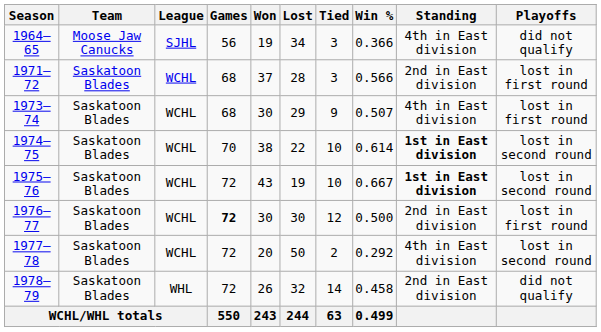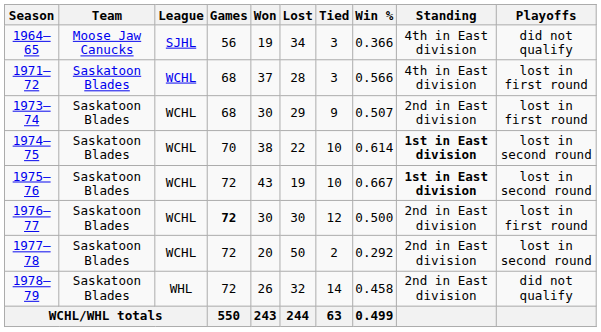(446, 78) 2nd in East division -> (446, 78) 4th in East division
(446, 113) 4th in East division -> (446, 113) 2nd in East division
(446, 253) 4th in East division -> (446, 253) 2nd in East division
